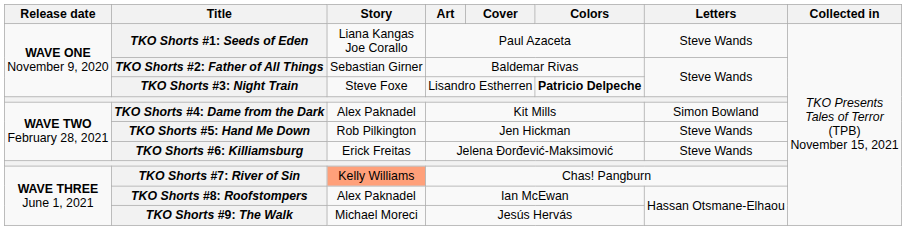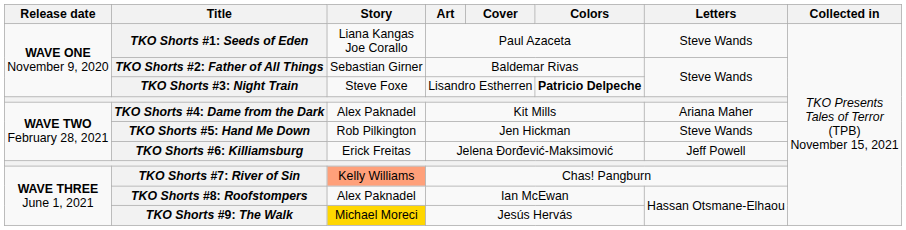(716, 111) Simon Bowland -> (716, 111) Ariana Maher
(716, 151) Steve Wands -> (716, 151) Jeff Powell
(376, 215) no background -> (376, 215) gold background
